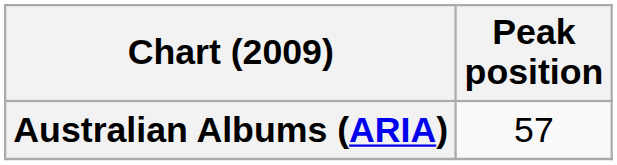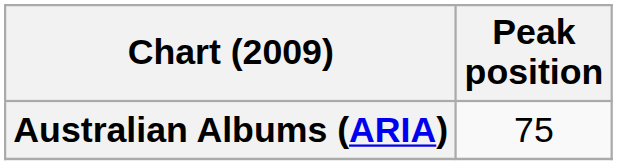(534, 129) 57 -> (534, 129) 75
